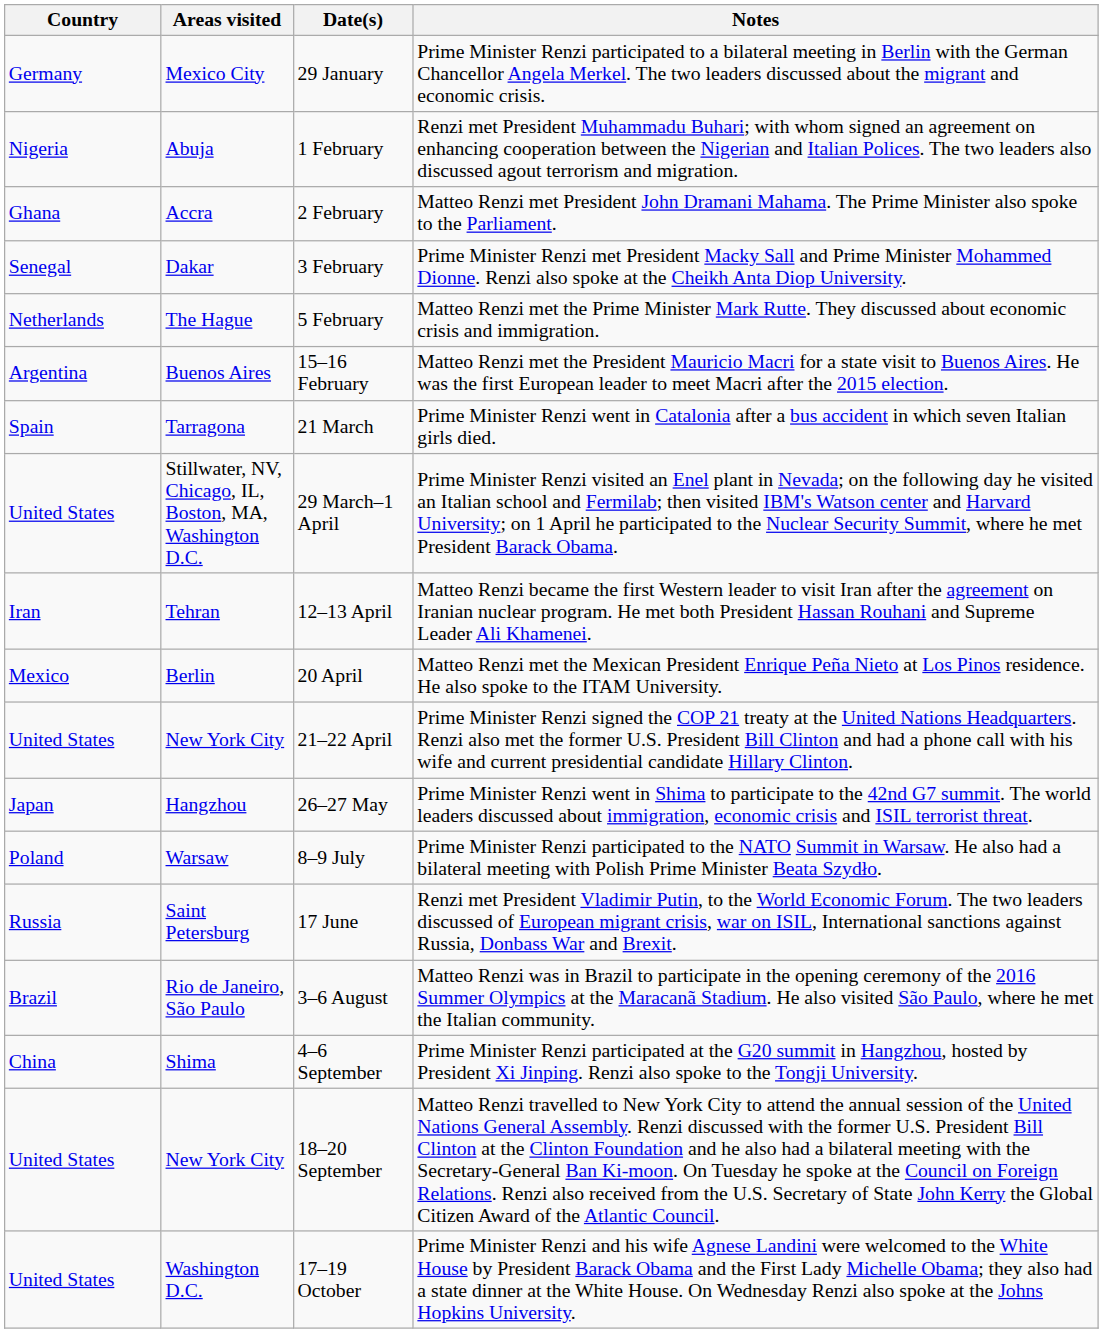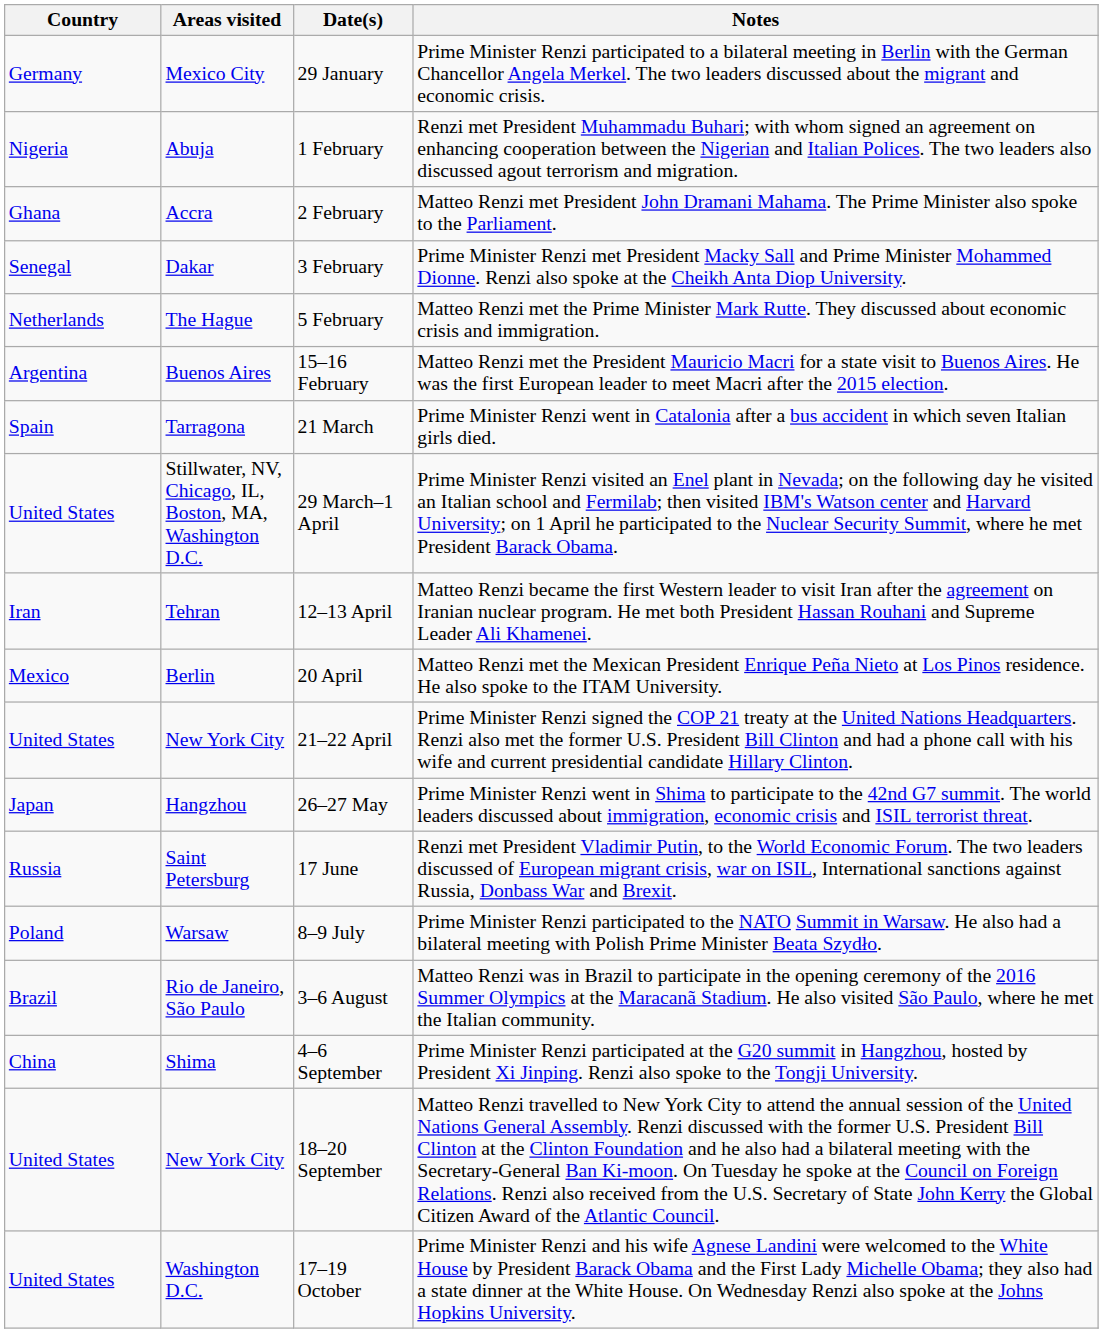rows swapped: (328, 922) <-> (331, 857)
